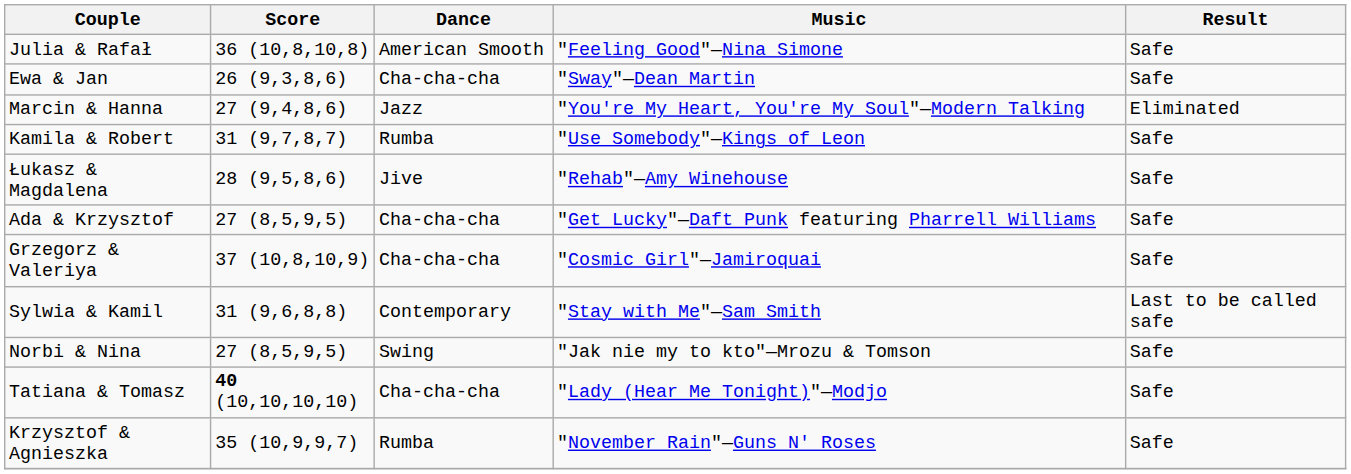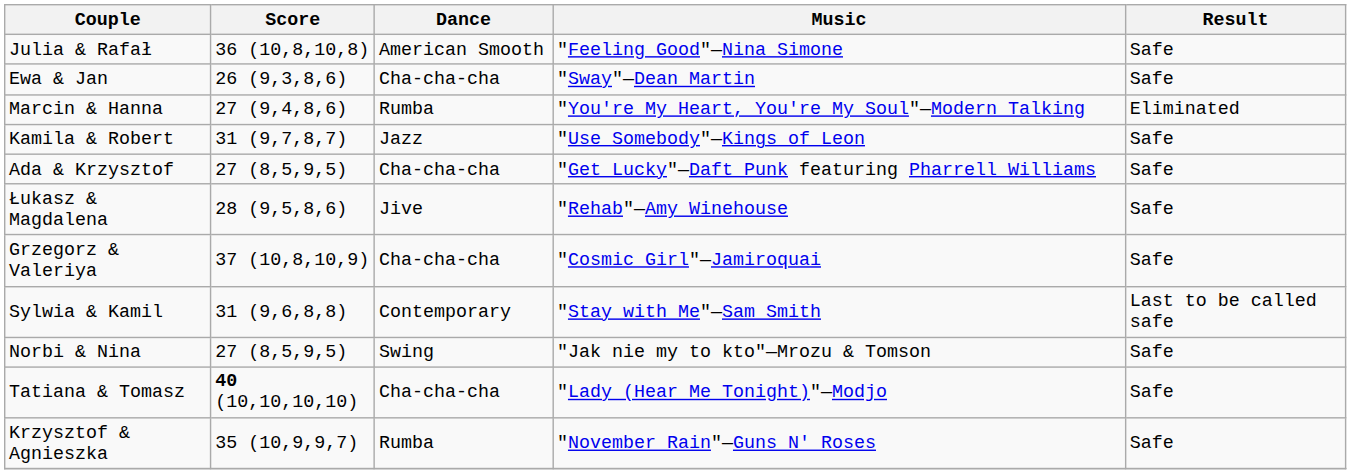(401, 109) Jazz -> (407, 109) Rumba
(407, 139) Rumba -> (401, 139) Jazz
rows swapped: (59, 180) <-> (92, 220)
